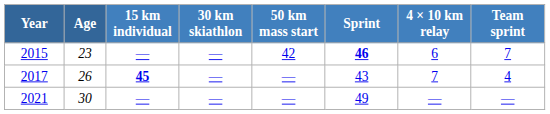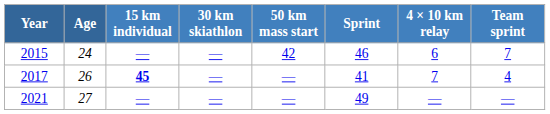(85, 54) 23 -> (85, 54) 24
(362, 54) bold -> (362, 54) normal
(362, 76) 43 -> (362, 76) 41
(85, 98) 30 -> (85, 98) 27
